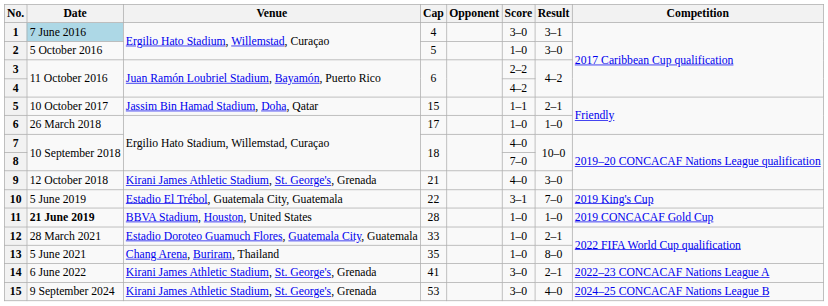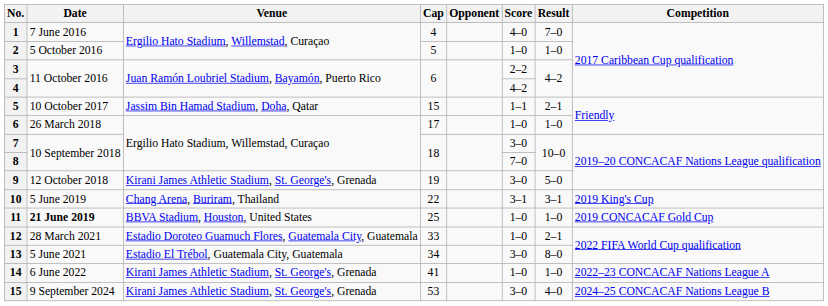(58, 32) lightblue background -> (58, 32) no background
(518, 32) 3–0 -> (518, 32) 4–0
(554, 32) 3–1 -> (554, 32) 7–0
(554, 50) 3–0 -> (554, 50) 1–0
(518, 143) 4–0 -> (518, 143) 3–0
(433, 180) 21 -> (433, 180) 19
(518, 180) 4–0 -> (518, 180) 3–0
(554, 180) 3–0 -> (554, 180) 5–0
(234, 198) Estadio El Trébol, Guatemala City, Guatemala -> (202, 198) Chang Arena, Buriram, Thailand
(554, 198) 7–0 -> (554, 198) 3–1
(433, 217) 28 -> (433, 217) 25
(202, 254) Chang Arena, Buriram, Thailand -> (234, 254) Estadio El Trébol, Guatemala City, Guatemala
(433, 254) 35 -> (433, 254) 34
(518, 254) 1–0 -> (518, 254) 3–0
(518, 273) 3–0 -> (518, 273) 1–0
(554, 273) 2–1 -> (554, 273) 1–0
